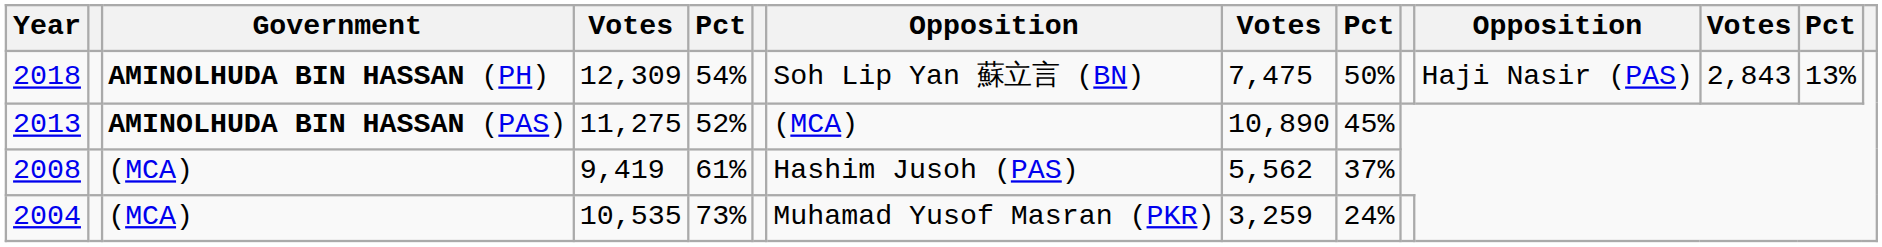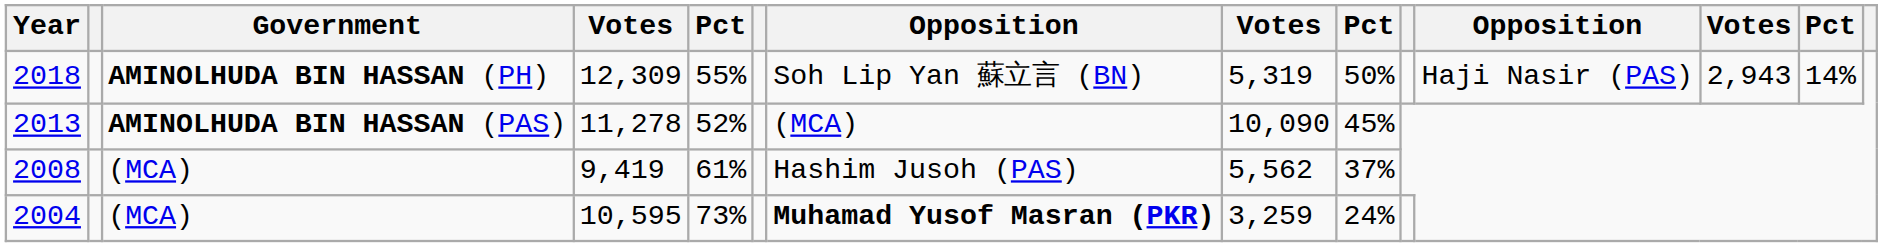(721, 77) 54% -> (721, 77) 55%
(1270, 77) 7,475 -> (1270, 77) 5,319
(1749, 77) 2,843 -> (1749, 77) 2,943
(1831, 77) 13% -> (1831, 77) 14%
(631, 126) 11,275 -> (631, 126) 11,278
(1279, 126) 10,890 -> (1279, 126) 10,090
(631, 217) 10,535 -> (631, 217) 10,595
(994, 217) normal -> (994, 217) bold
